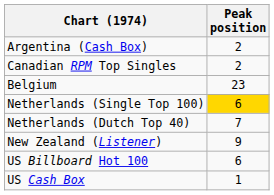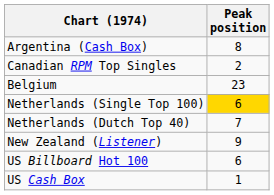(238, 47) 2 -> (238, 47) 8
